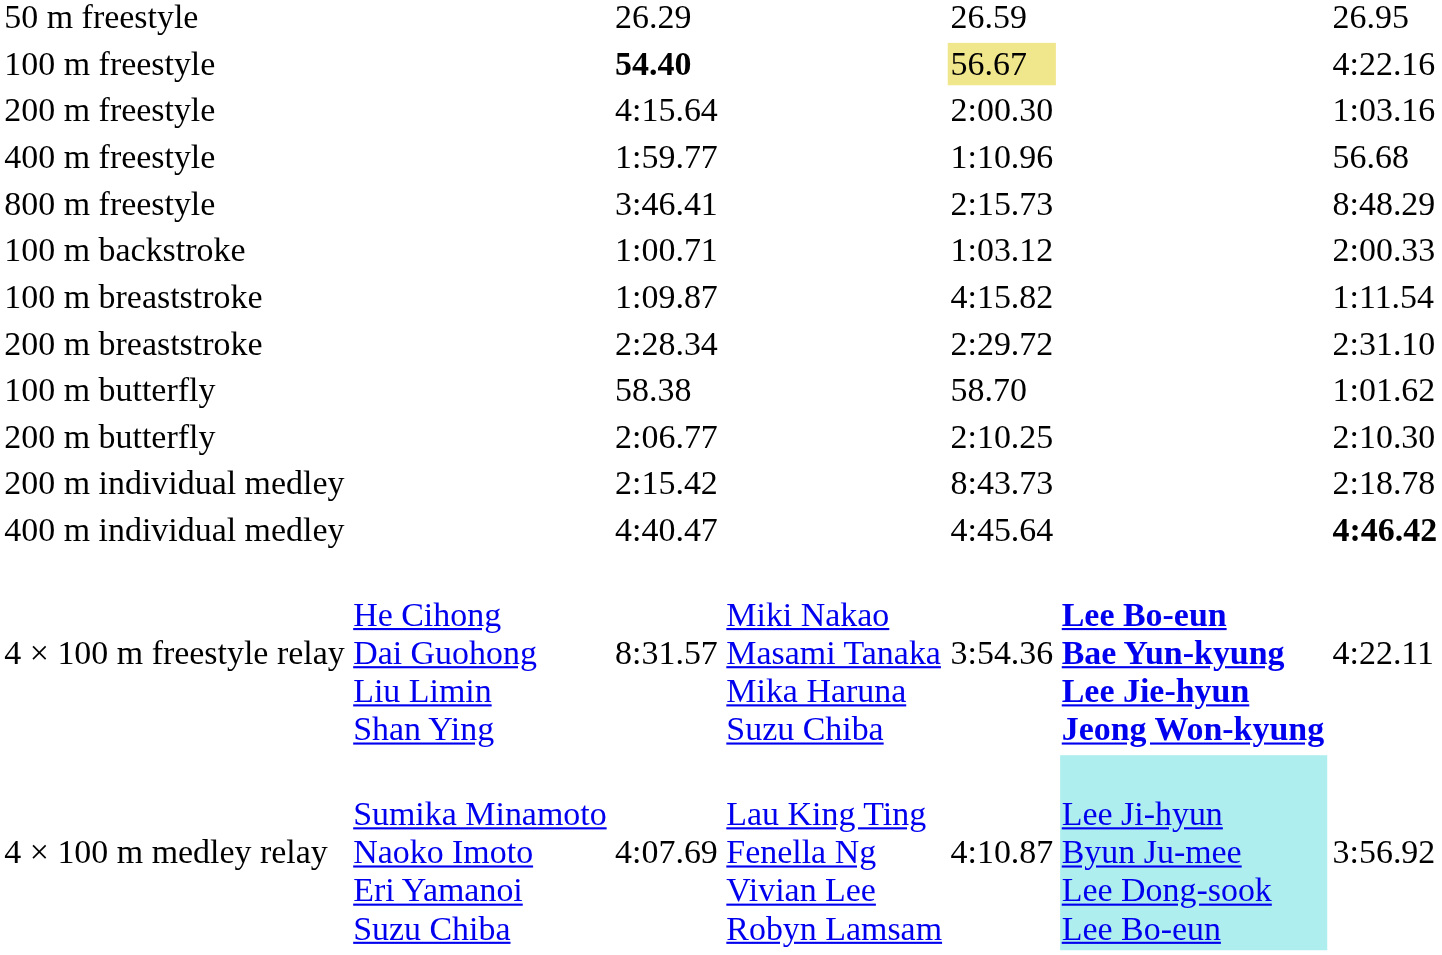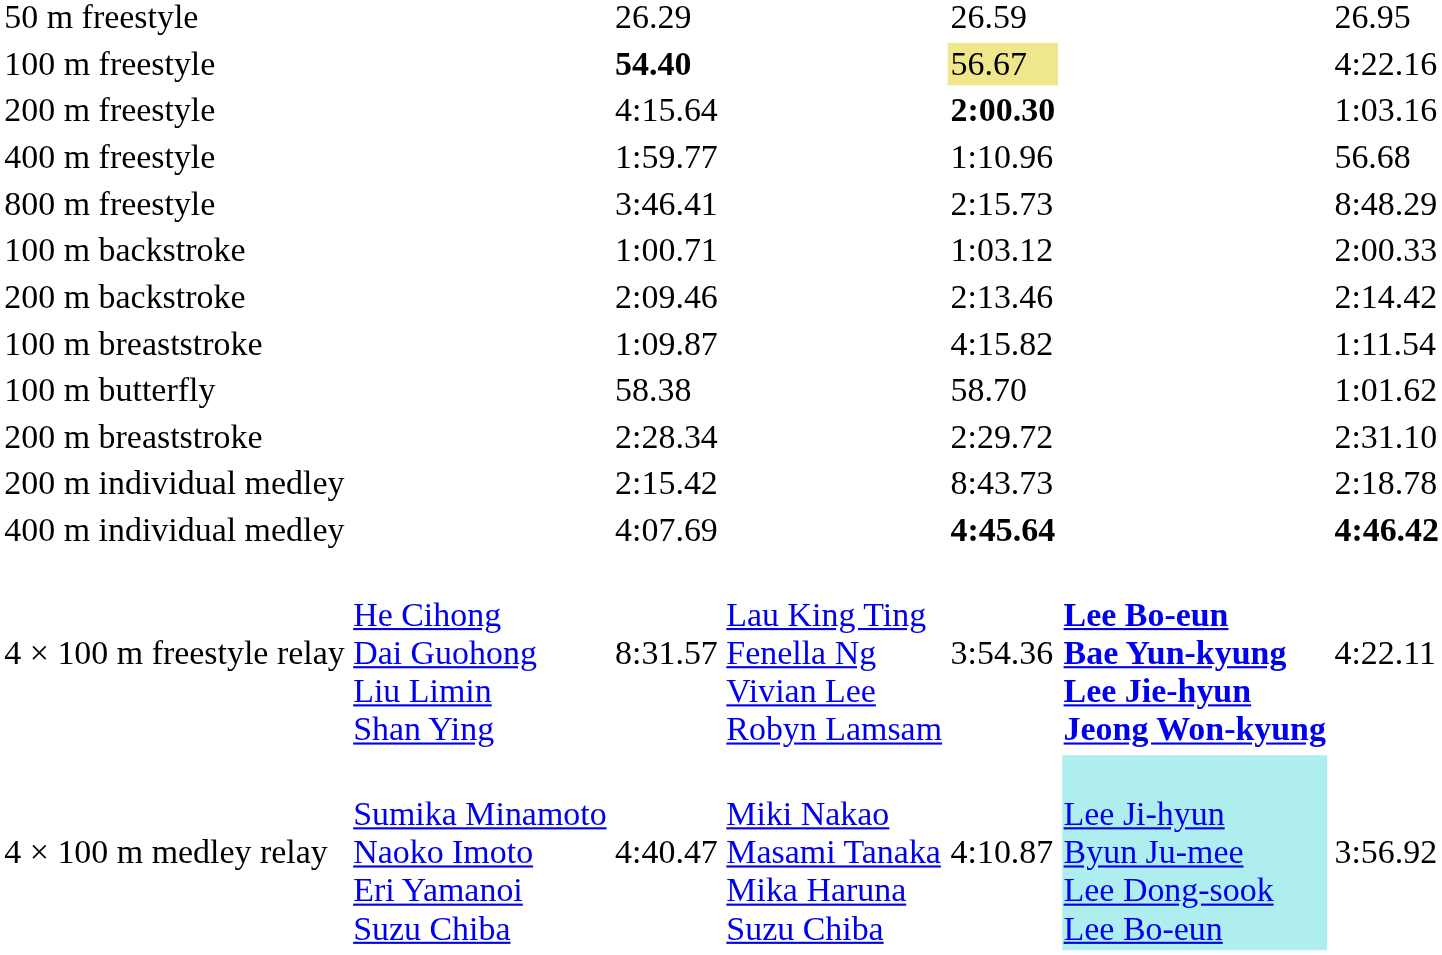(1002, 110) normal -> (1003, 110) bold
+ row: (125, 296)
rows swapped: (133, 343) <-> (110, 389)
- row: (110, 436)
(666, 529) 4:40.47 -> (666, 529) 4:07.69
(1002, 529) normal -> (1003, 529) bold
(834, 671) Miki Nakao Masami Tanaka Mika Haruna Suzu Chiba -> (834, 671) Lau King Ting Fenella Ng Vivian Lee Robyn Lamsam
(666, 852) 4:07.69 -> (666, 852) 4:40.47
(834, 871) Lau King Ting Fenella Ng Vivian Lee Robyn Lamsam -> (834, 871) Miki Nakao Masami Tanaka Mika Haruna Suzu Chiba
